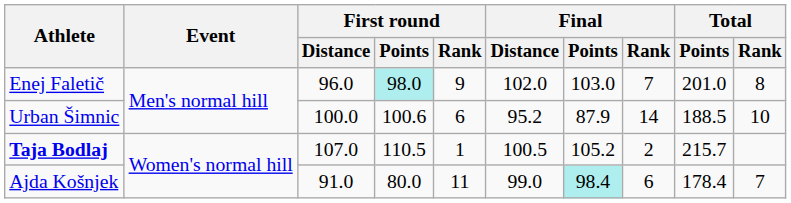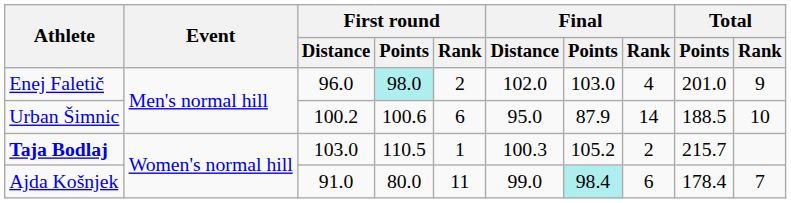(460, 84) 9 -> (460, 84) 2
(649, 84) 7 -> (649, 84) 4
(760, 84) 8 -> (760, 84) 9
(336, 117) 100.0 -> (336, 117) 100.2
(525, 117) 95.2 -> (525, 117) 95.0
(336, 149) 107.0 -> (336, 149) 103.0
(525, 149) 100.5 -> (525, 149) 100.3
